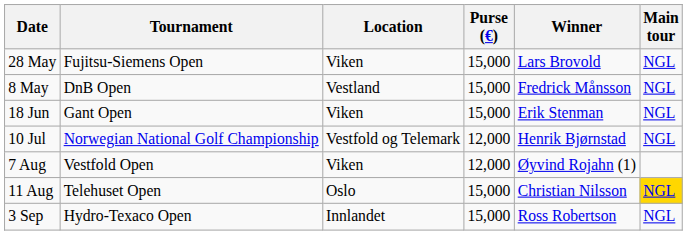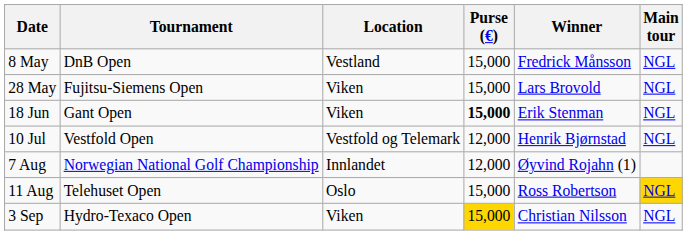rows swapped: (28, 87) <-> (32, 61)
(489, 113) normal -> (489, 113) bold
(191, 139) Norwegian National Golf Championship -> (109, 139) Vestfold Open
(109, 165) Vestfold Open -> (191, 165) Norwegian National Golf Championship
(345, 165) Viken -> (356, 165) Innlandet
(572, 191) Christian Nilsson -> (567, 191) Ross Robertson
(356, 216) Innlandet -> (345, 216) Viken
(489, 216) no background -> (489, 216) gold background
(567, 216) Ross Robertson -> (572, 216) Christian Nilsson
